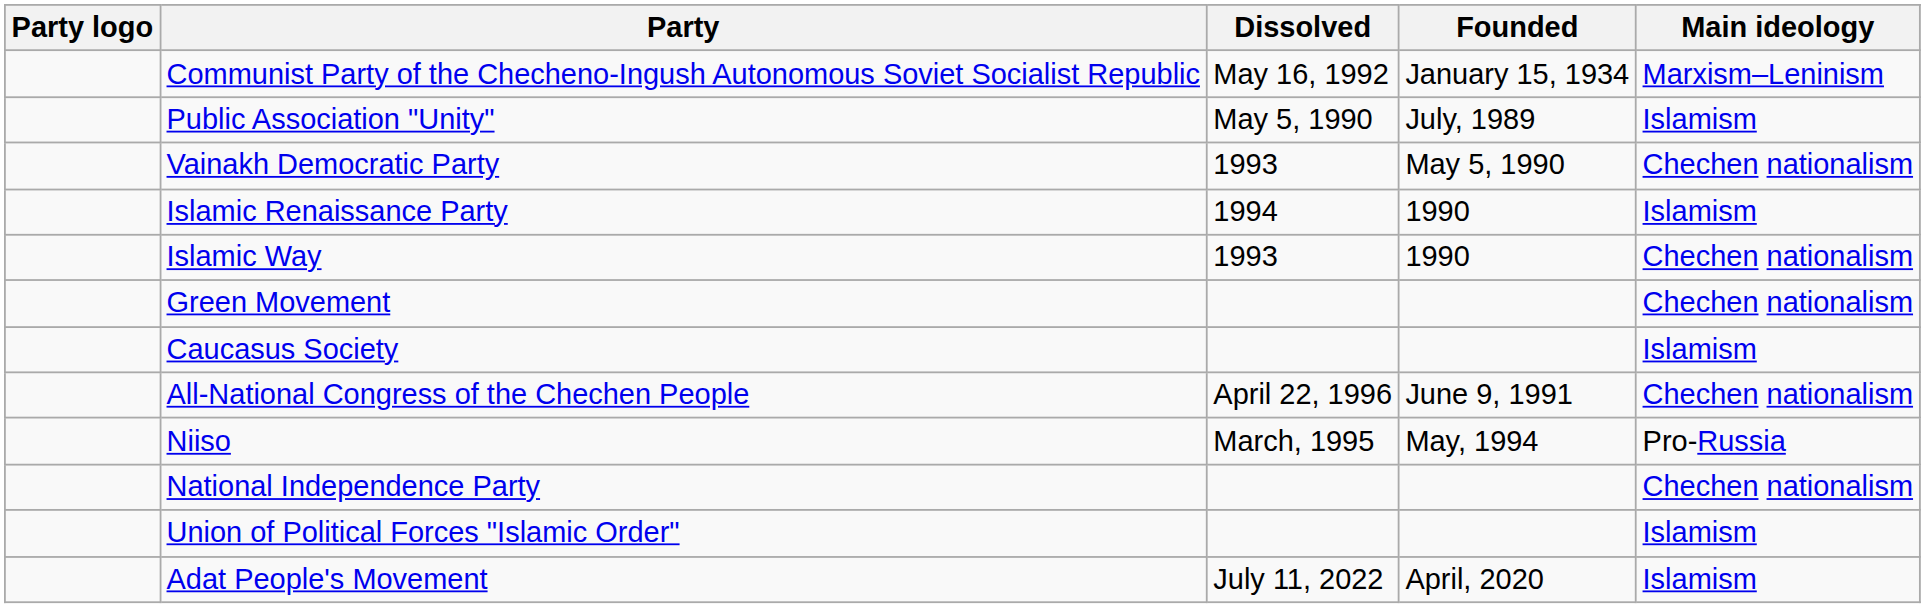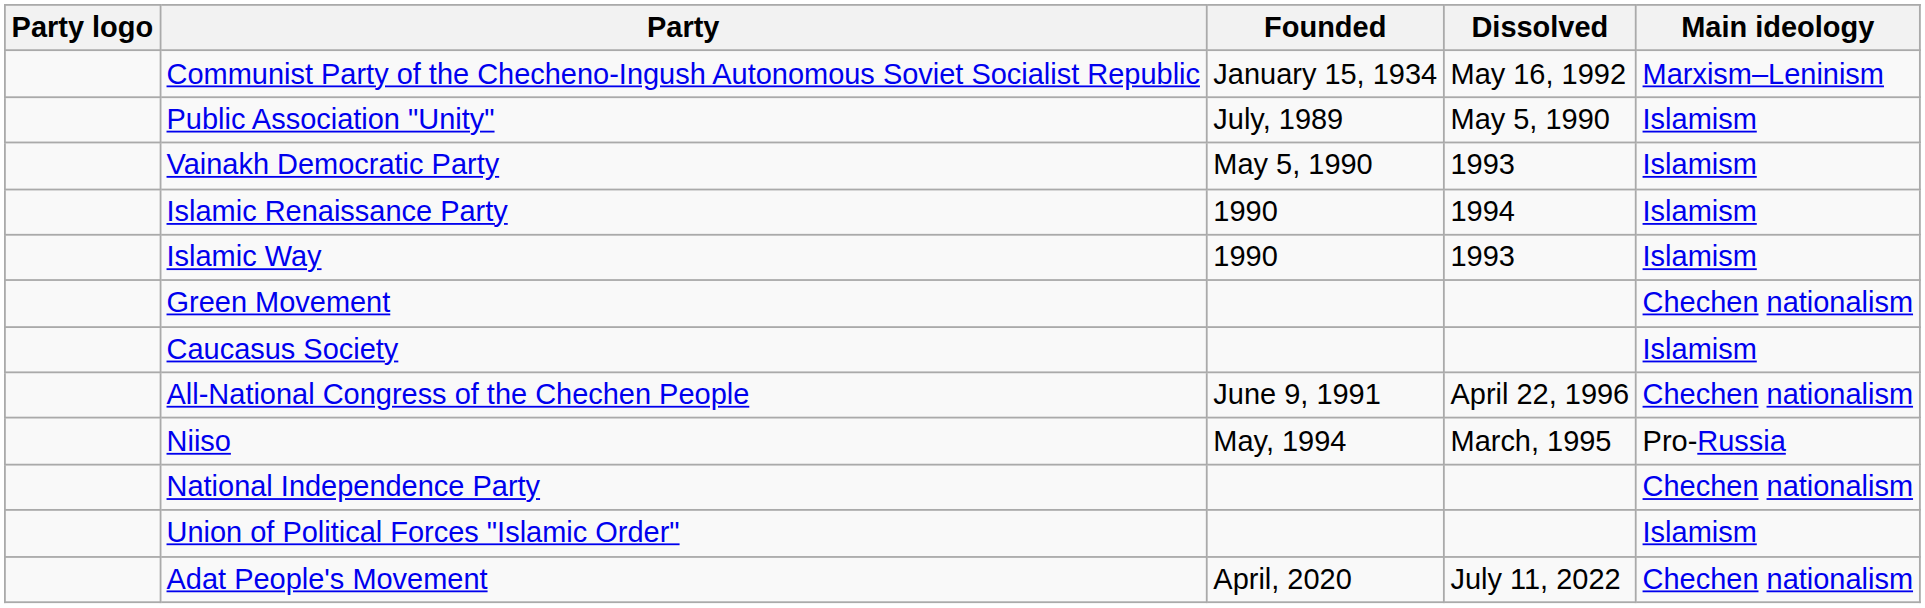columns swapped: (1517, 27) <-> (1303, 27)
(1778, 165) Chechen nationalism -> (1700, 165) Islamism
(1778, 257) Chechen nationalism -> (1700, 257) Islamism
(1700, 578) Islamism -> (1778, 578) Chechen nationalism
